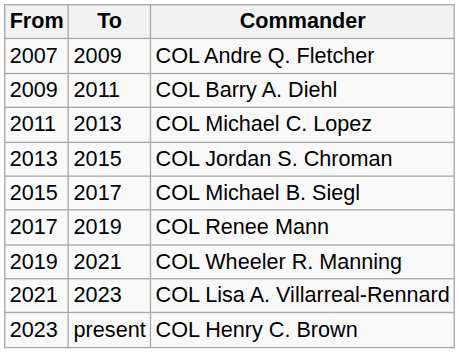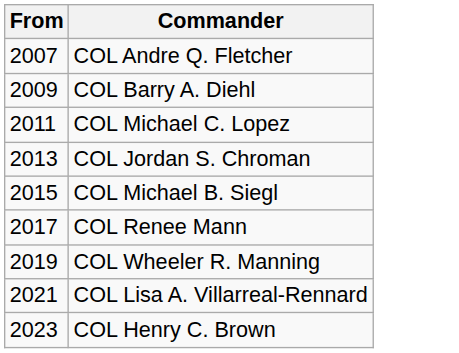- column: (110, 21)
